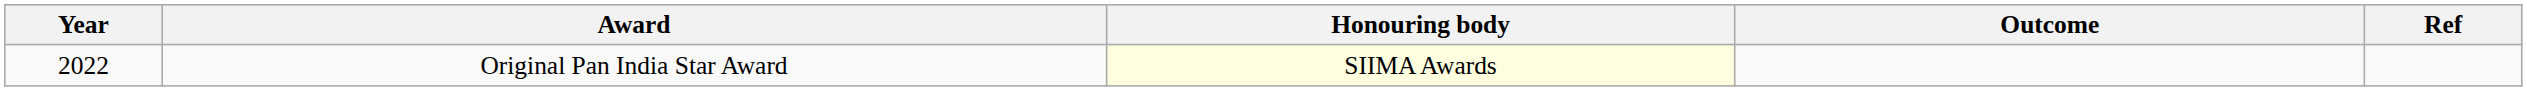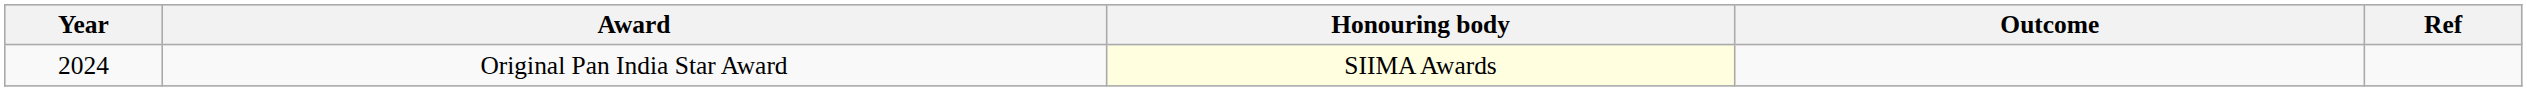(83, 65) 2022 -> (83, 65) 2024
